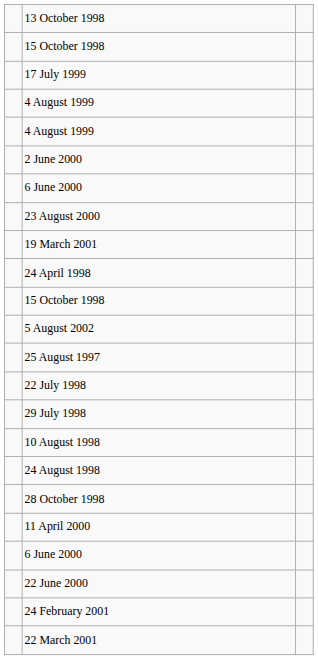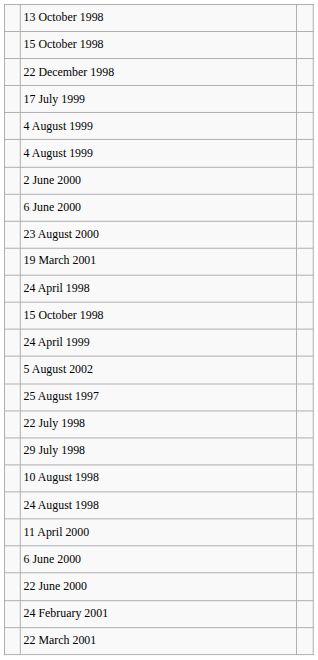+ row: (13, 72)
+ row: (13, 343)
- row: (13, 499)
